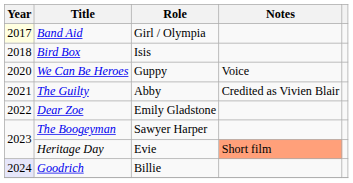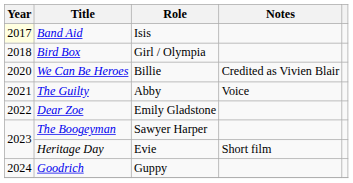(170, 33) Girl / Olympia -> (142, 33) Isis
(142, 52) Isis -> (170, 52) Girl / Olympia
(151, 71) Guppy -> (148, 71) Billie
(235, 71) Voice -> (280, 71) Credited as Vivien Blair
(280, 91) Credited as Vivien Blair -> (235, 91) Voice
(247, 149) lightsalmon background -> (247, 149) no background
(19, 168) lavender background -> (19, 168) no background
(148, 168) Billie -> (151, 168) Guppy
